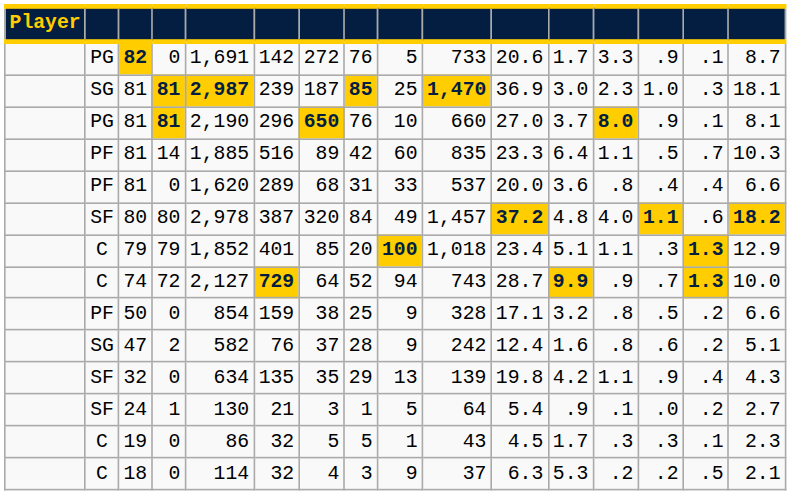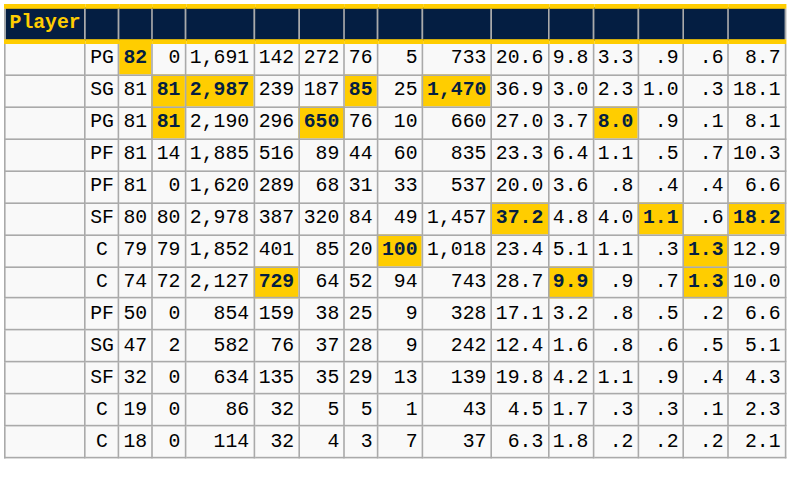(571, 59) 1.7 -> (571, 59) 9.8
(712, 59) .1 -> (712, 59) .6
(361, 155) 42 -> (361, 155) 44
(712, 346) .2 -> (712, 346) .5
- row: (135, 410)
(412, 474) 9 -> (412, 442) 7
(571, 474) 5.3 -> (571, 442) 1.8
(712, 474) .5 -> (712, 442) .2
